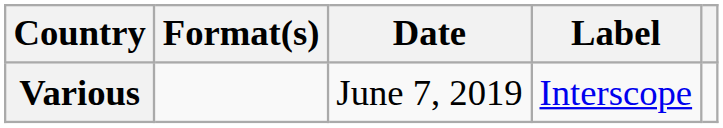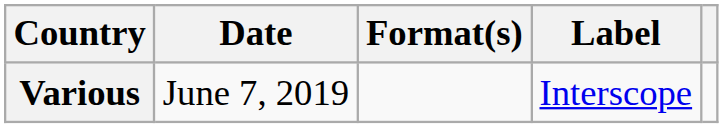columns swapped: (429, 33) <-> (241, 33)
